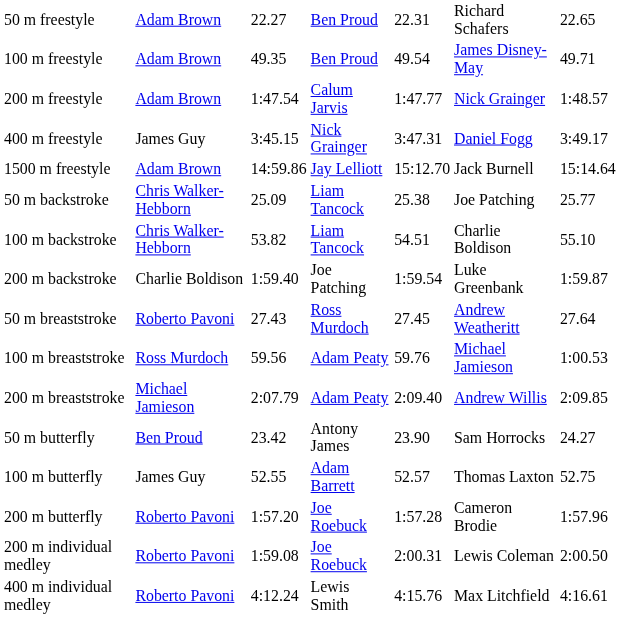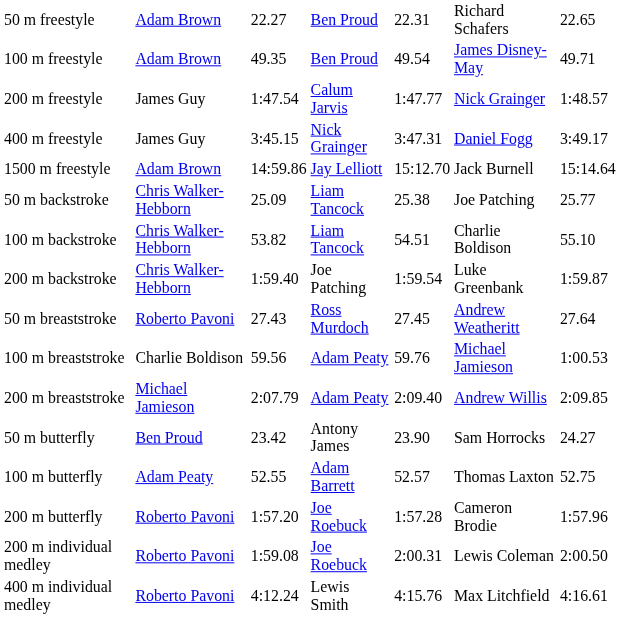(178, 98) Adam Brown -> (170, 98) James Guy
(189, 279) Charlie Boldison -> (180, 279) Chris Walker-Hebborn
(182, 358) Ross Murdoch -> (189, 358) Charlie Boldison
(170, 477) James Guy -> (174, 477) Adam Peaty
